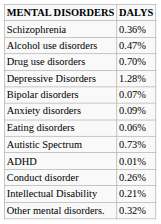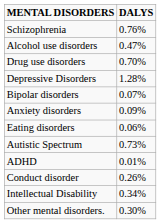(133, 29) 0.36% -> (133, 29) 0.76%
(133, 194) 0.21% -> (133, 194) 0.34%
(133, 210) 0.32% -> (133, 210) 0.30%
